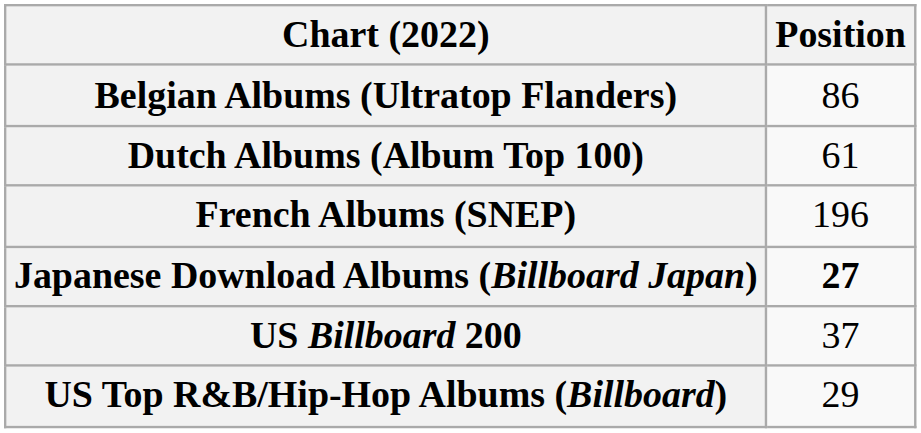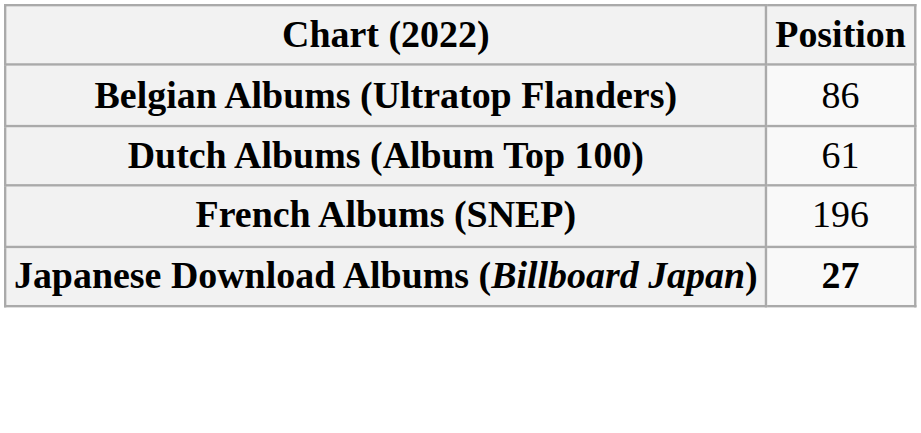- row: (386, 335)
- row: (386, 395)
